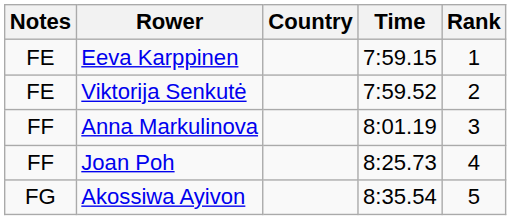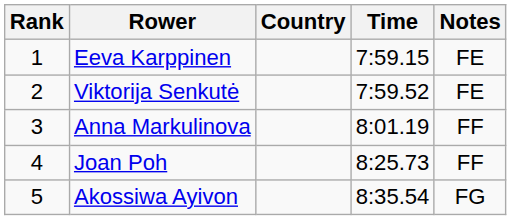columns swapped: (474, 22) <-> (40, 22)
